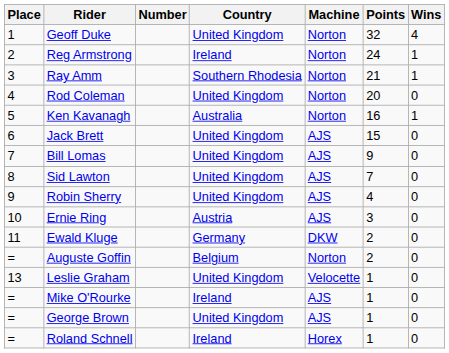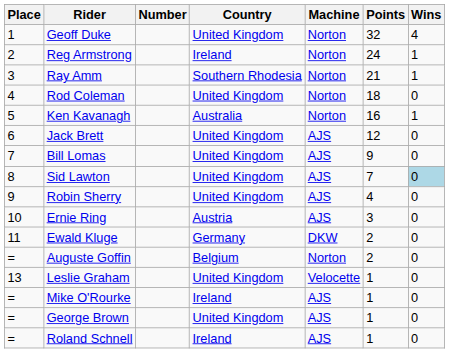(373, 96) 20 -> (373, 96) 18
(373, 136) 15 -> (373, 136) 12
(415, 176) no background -> (415, 176) lightblue background
(325, 338) Horex -> (319, 338) AJS
